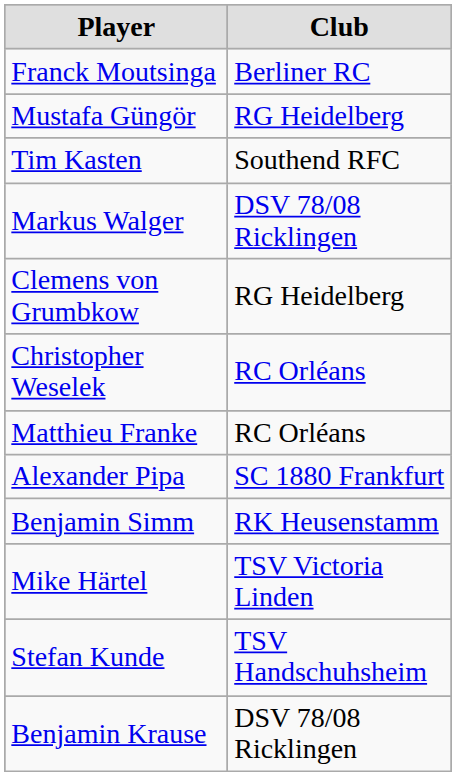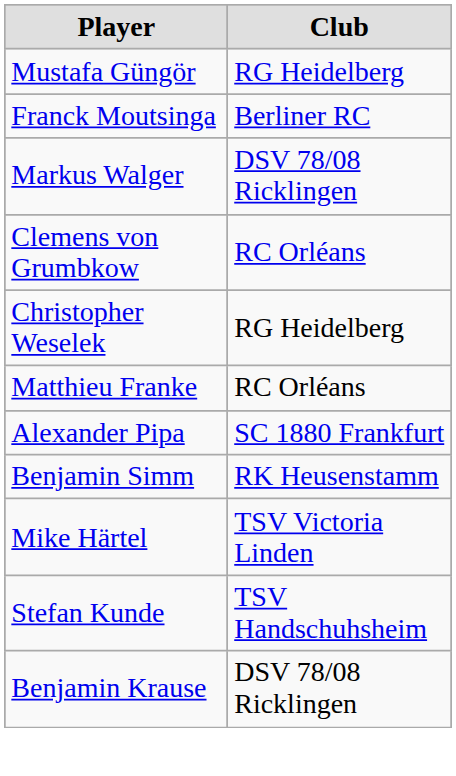rows swapped: (114, 71) <-> (103, 115)
- row: (77, 159)
(319, 295) RG Heidelberg -> (300, 251) RC Orléans
(300, 371) RC Orléans -> (319, 327) RG Heidelberg
